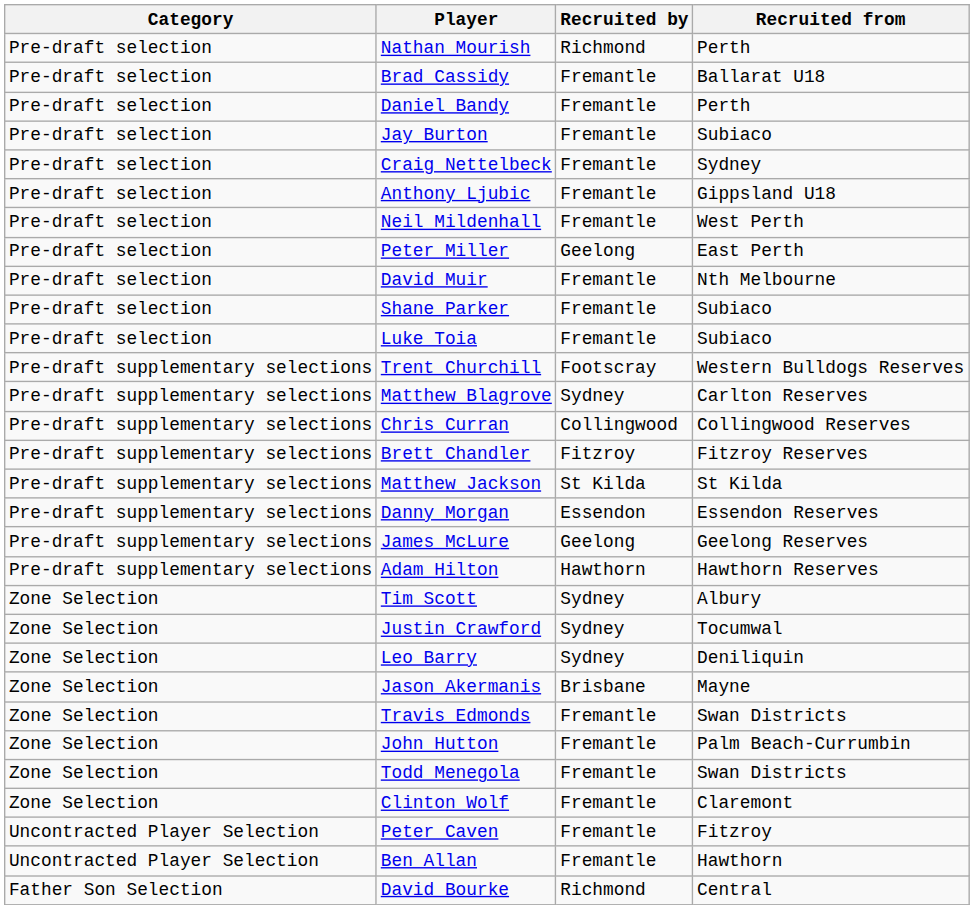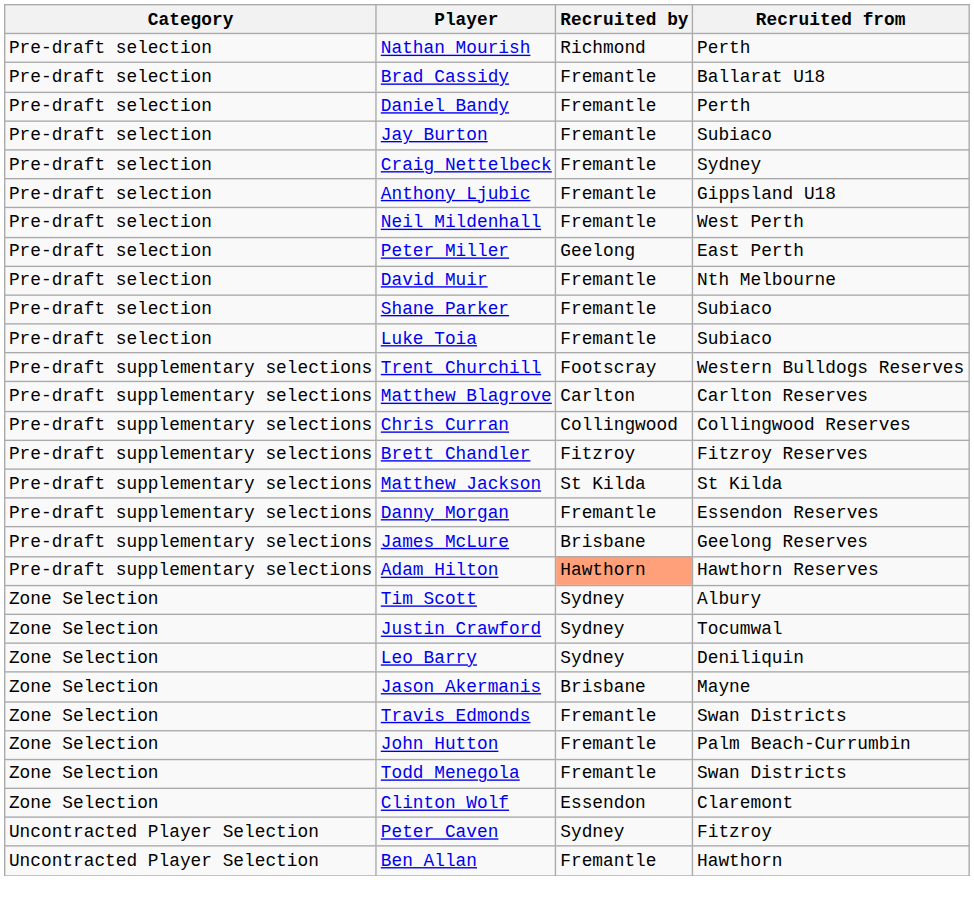(592, 397) Sydney -> (598, 397) Carlton
(603, 513) Essendon -> (608, 513) Fremantle
(598, 542) Geelong -> (603, 542) Brisbane
(603, 571) no background -> (603, 571) lightsalmon background
(608, 803) Fremantle -> (603, 803) Essendon
(608, 832) Fremantle -> (592, 832) Sydney
- row: (445, 890)
